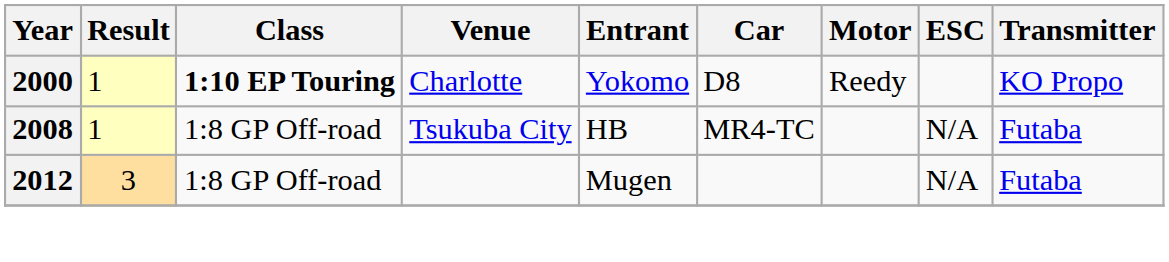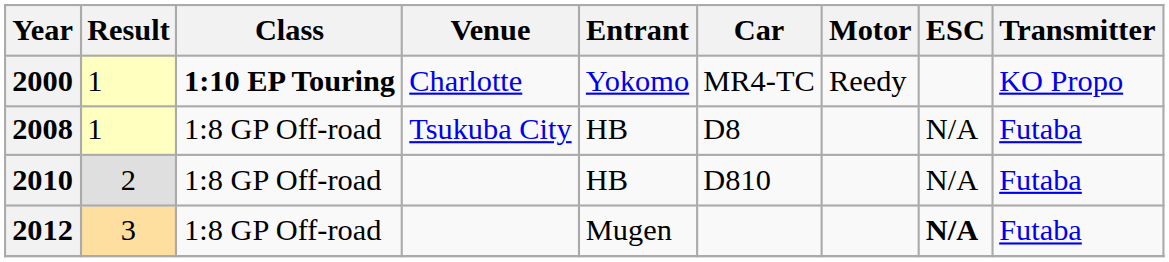(722, 80) D8 -> (759, 80) MR4-TC
(759, 130) MR4-TC -> (722, 130) D8
+ row: (43, 180)
(952, 180) normal -> (952, 230) bold
